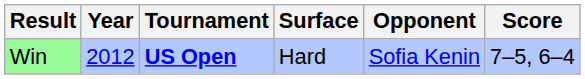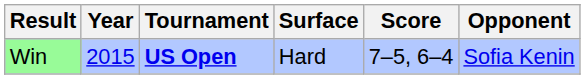columns swapped: (424, 21) <-> (532, 21)
(110, 56) 2012 -> (110, 56) 2015
